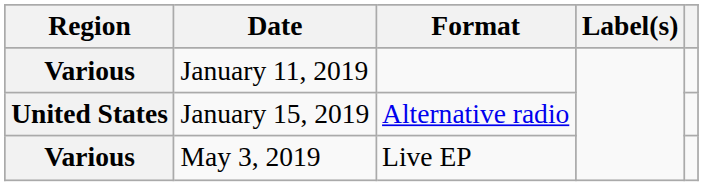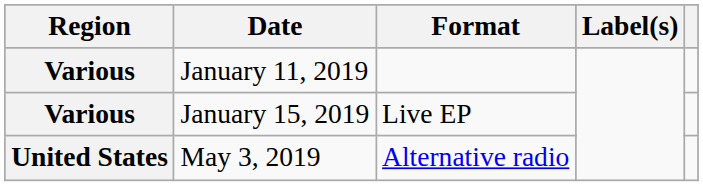(90, 113) United States -> (90, 113) Various
(476, 113) Alternative radio -> (427, 113) Live EP
(90, 157) Various -> (90, 157) United States
(427, 157) Live EP -> (476, 157) Alternative radio
